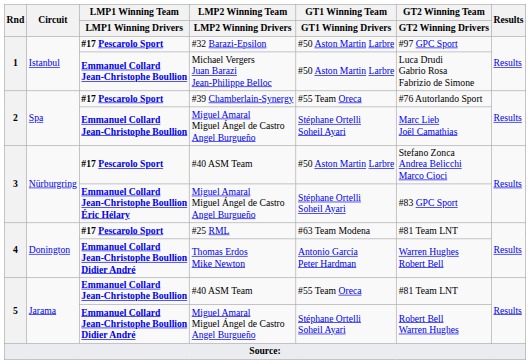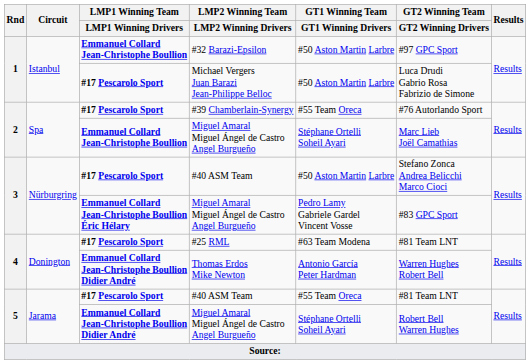(122, 44) #17 Pescarolo Sport -> (134, 50) Emmanuel Collard Jean-Christophe Boullion
(134, 71) Emmanuel Collard Jean-Christophe Boullion -> (122, 83) #17 Pescarolo Sport
(330, 203) Stéphane Ortelli Soheil Ayari -> (329, 215) Pedro Lamy Gabriele Gardel Vincent Vosse
(134, 291) Emmanuel Collard Jean-Christophe Boullion -> (122, 297) #17 Pescarolo Sport
